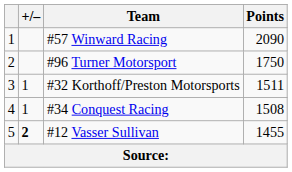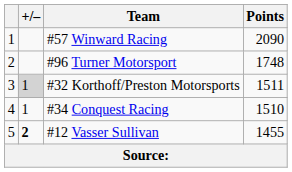(270, 62) 1750 -> (270, 62) 1748
(25, 86) no background -> (25, 86) lightgrey background
(270, 109) 1508 -> (270, 109) 1510
